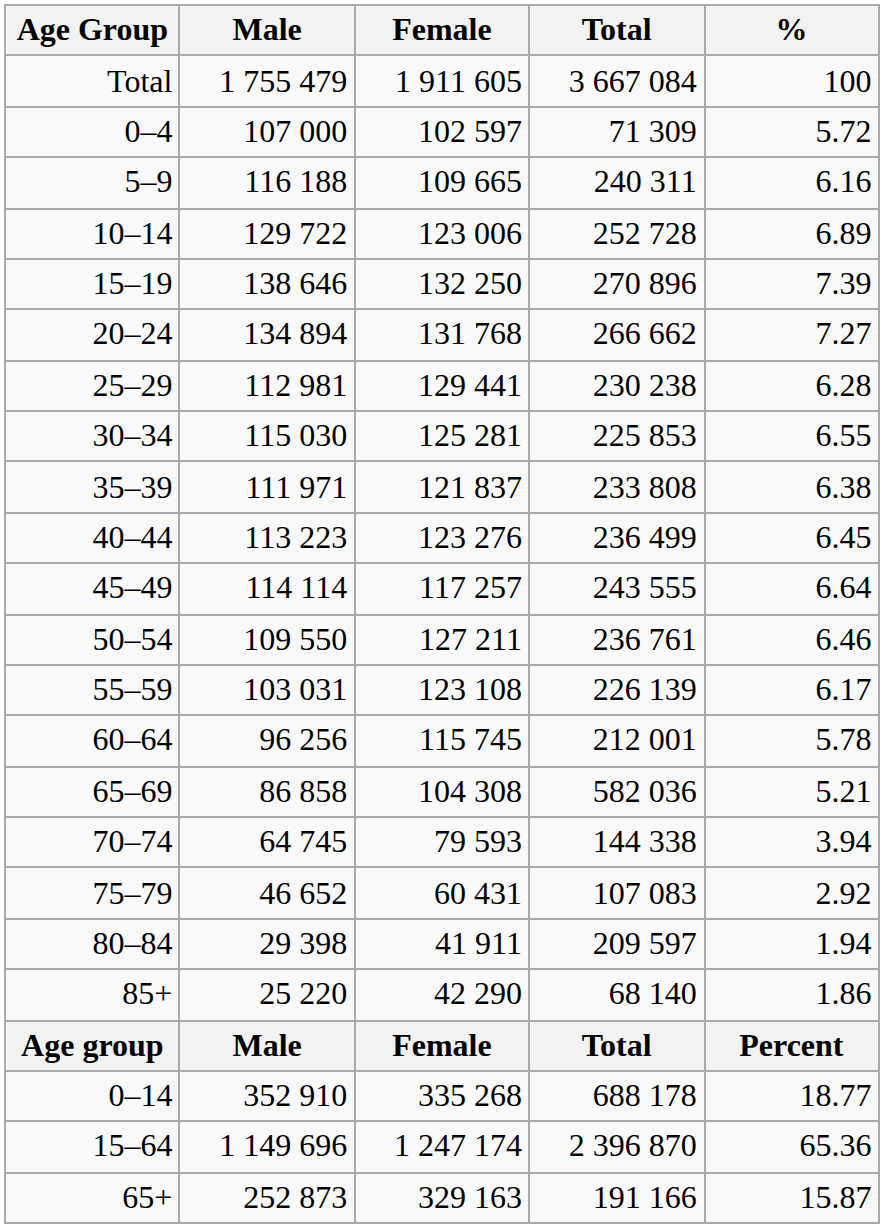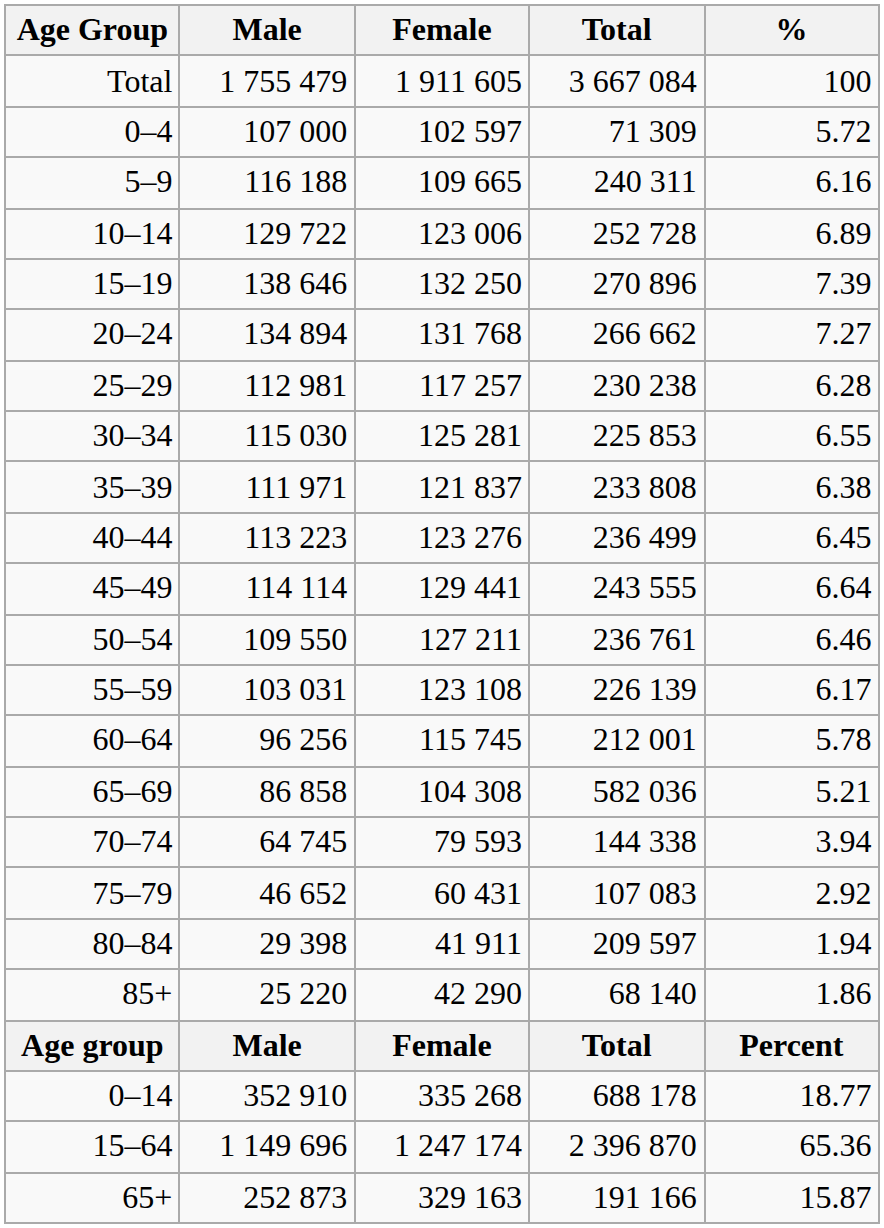(470, 385) 129 441 -> (470, 385) 117 257
(470, 588) 117 257 -> (470, 588) 129 441
